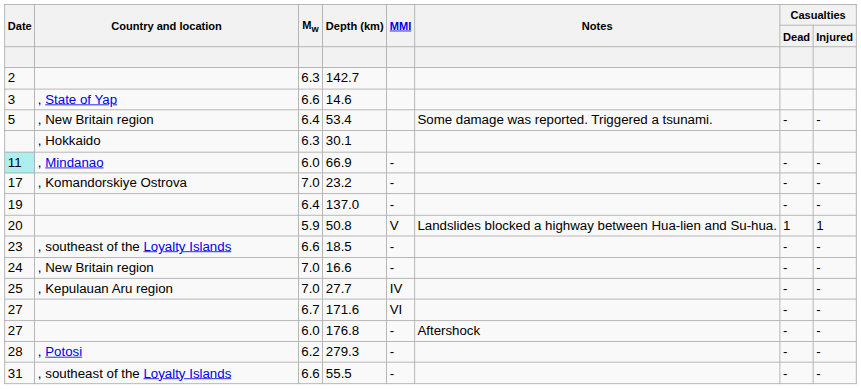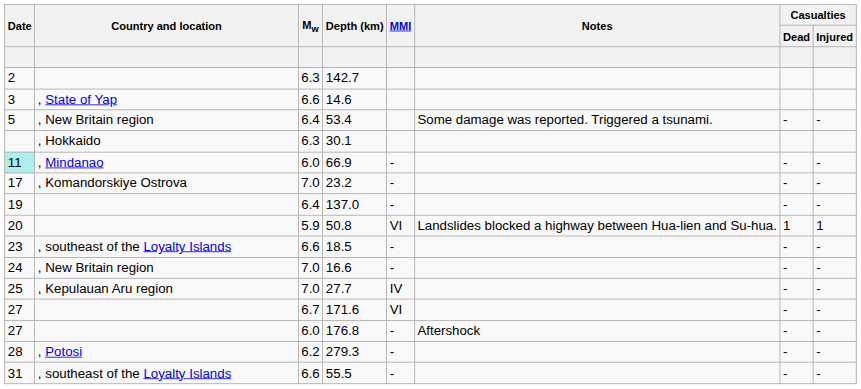(394, 225) V -> (396, 225) VI
